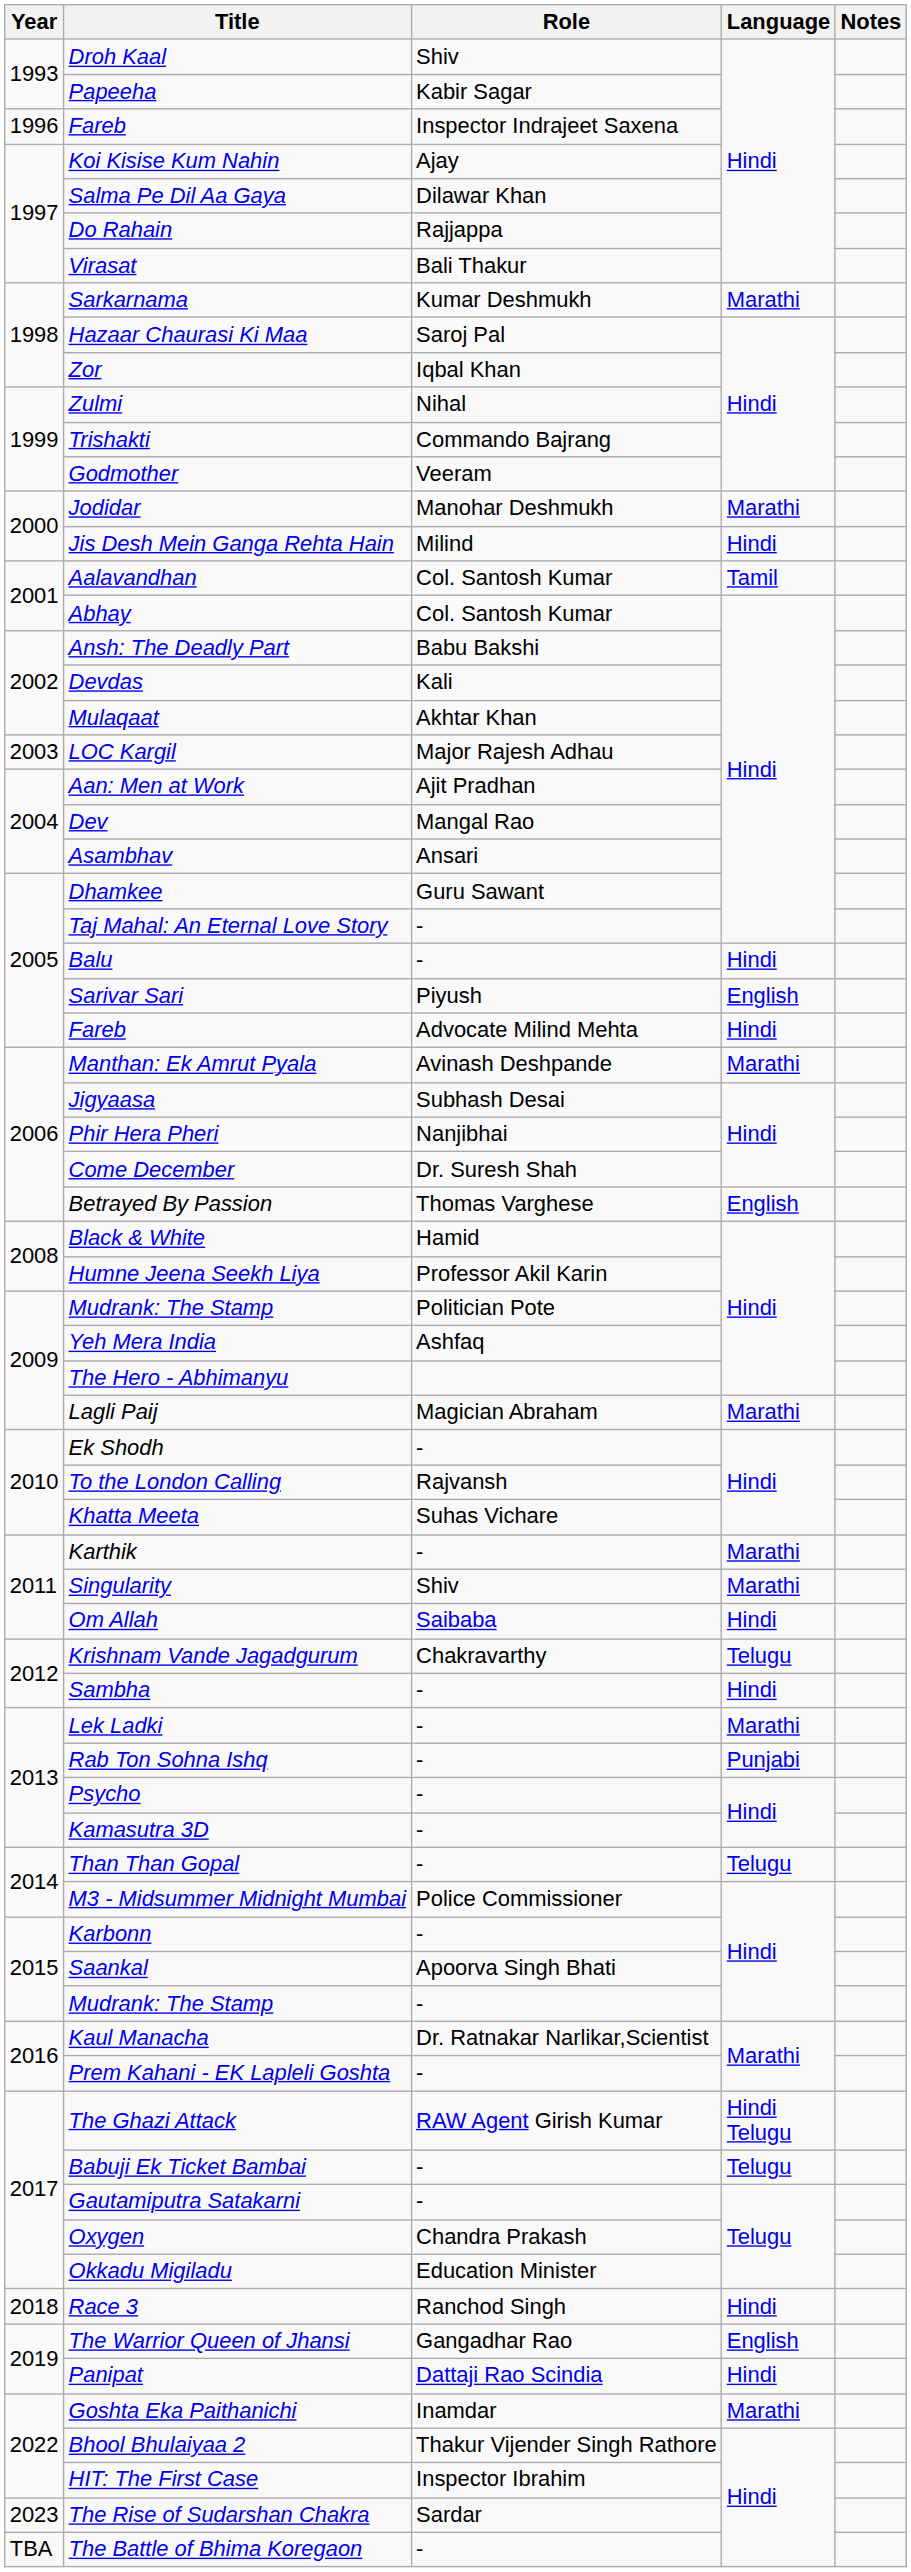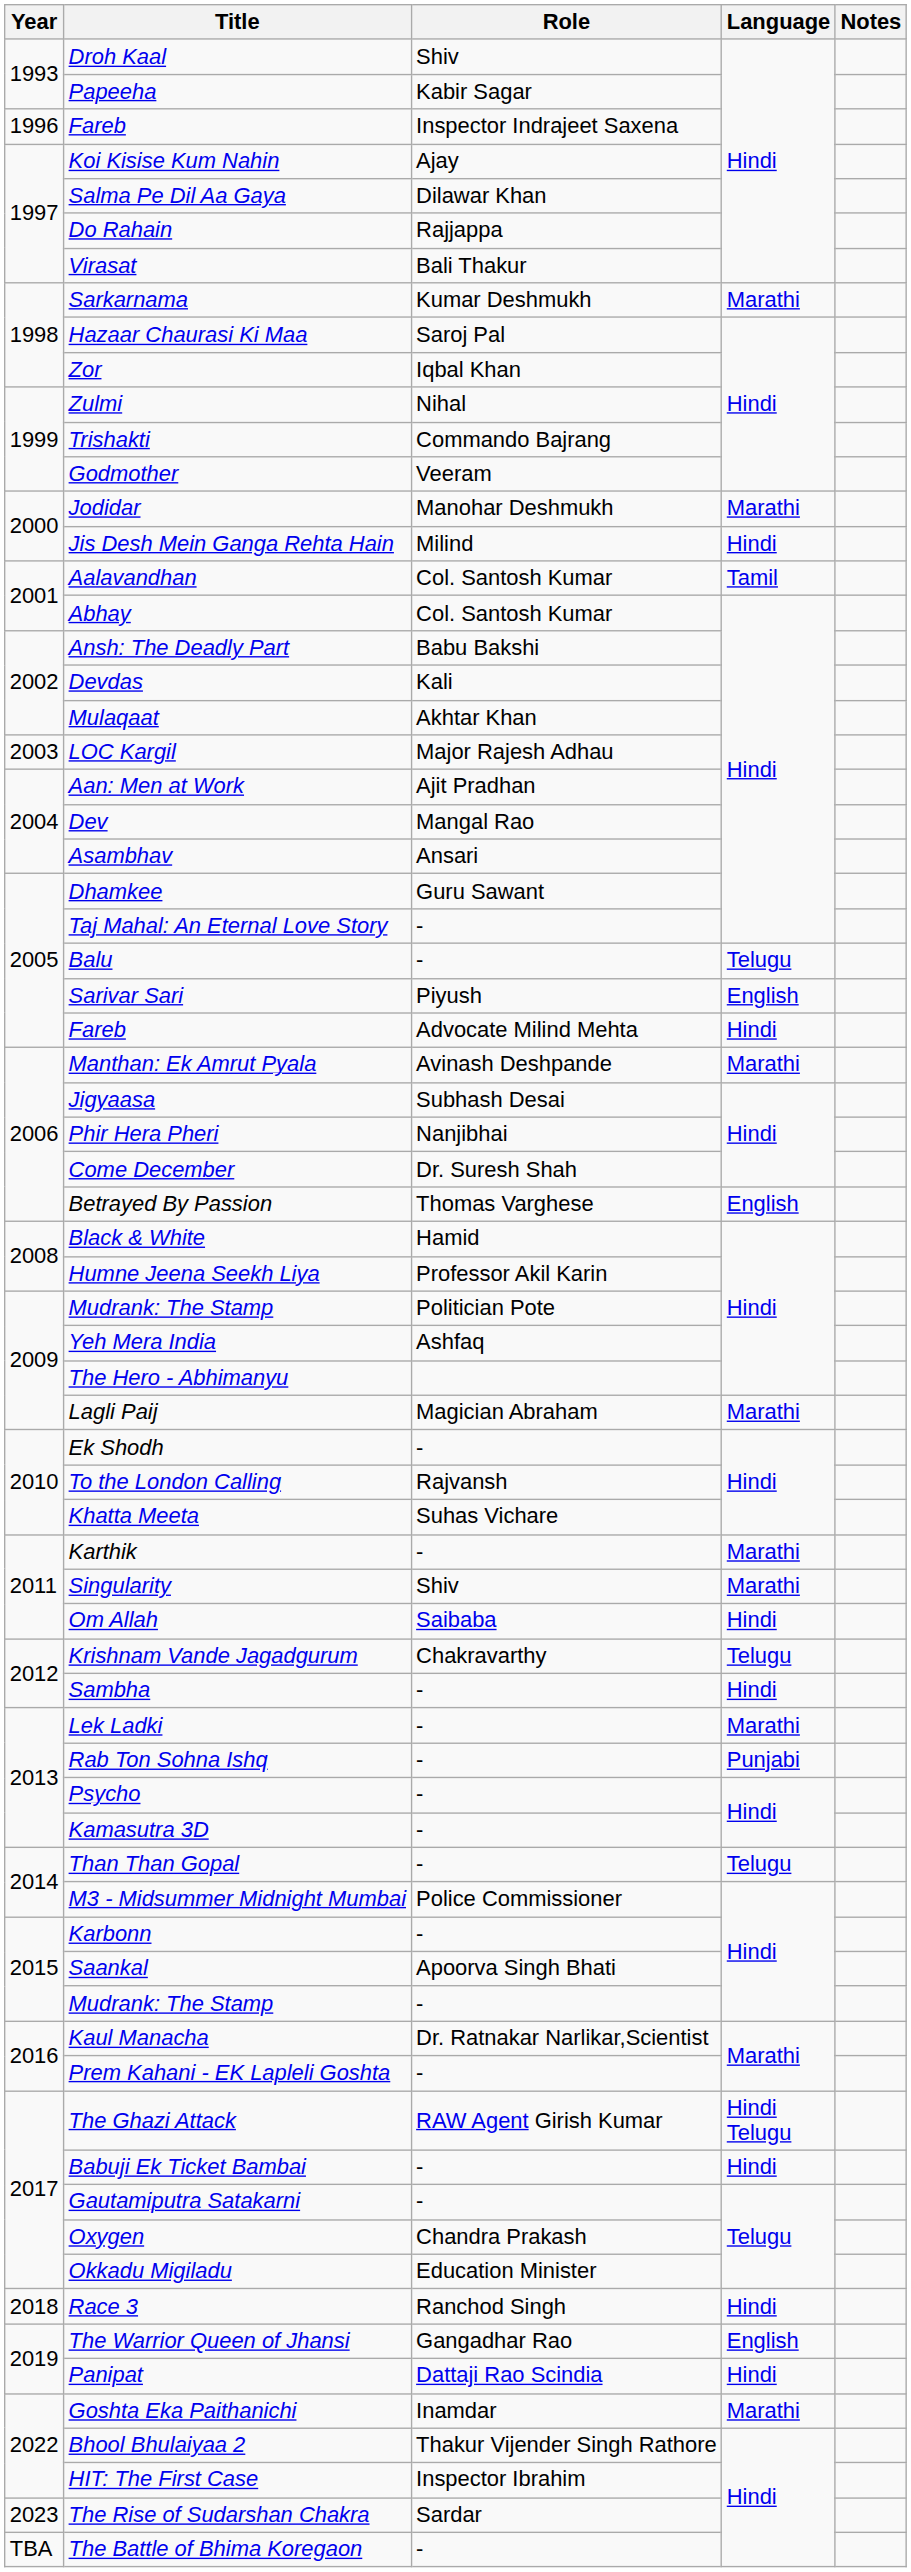(752, 960) Hindi -> (759, 960) Telugu
(759, 2167) Telugu -> (752, 2167) Hindi
